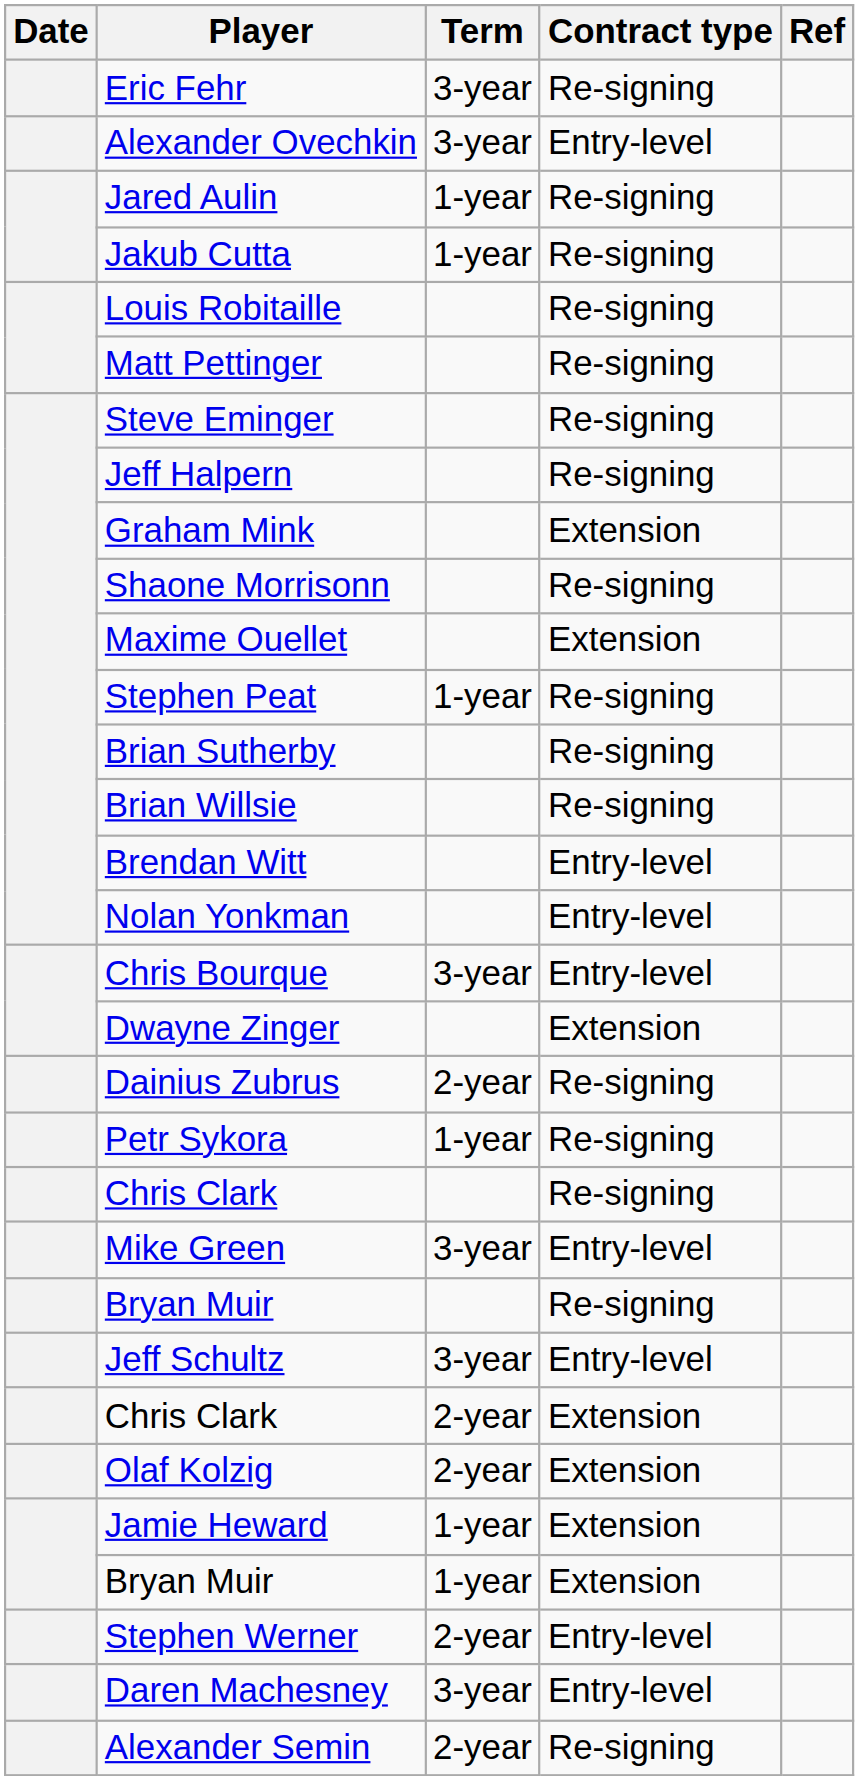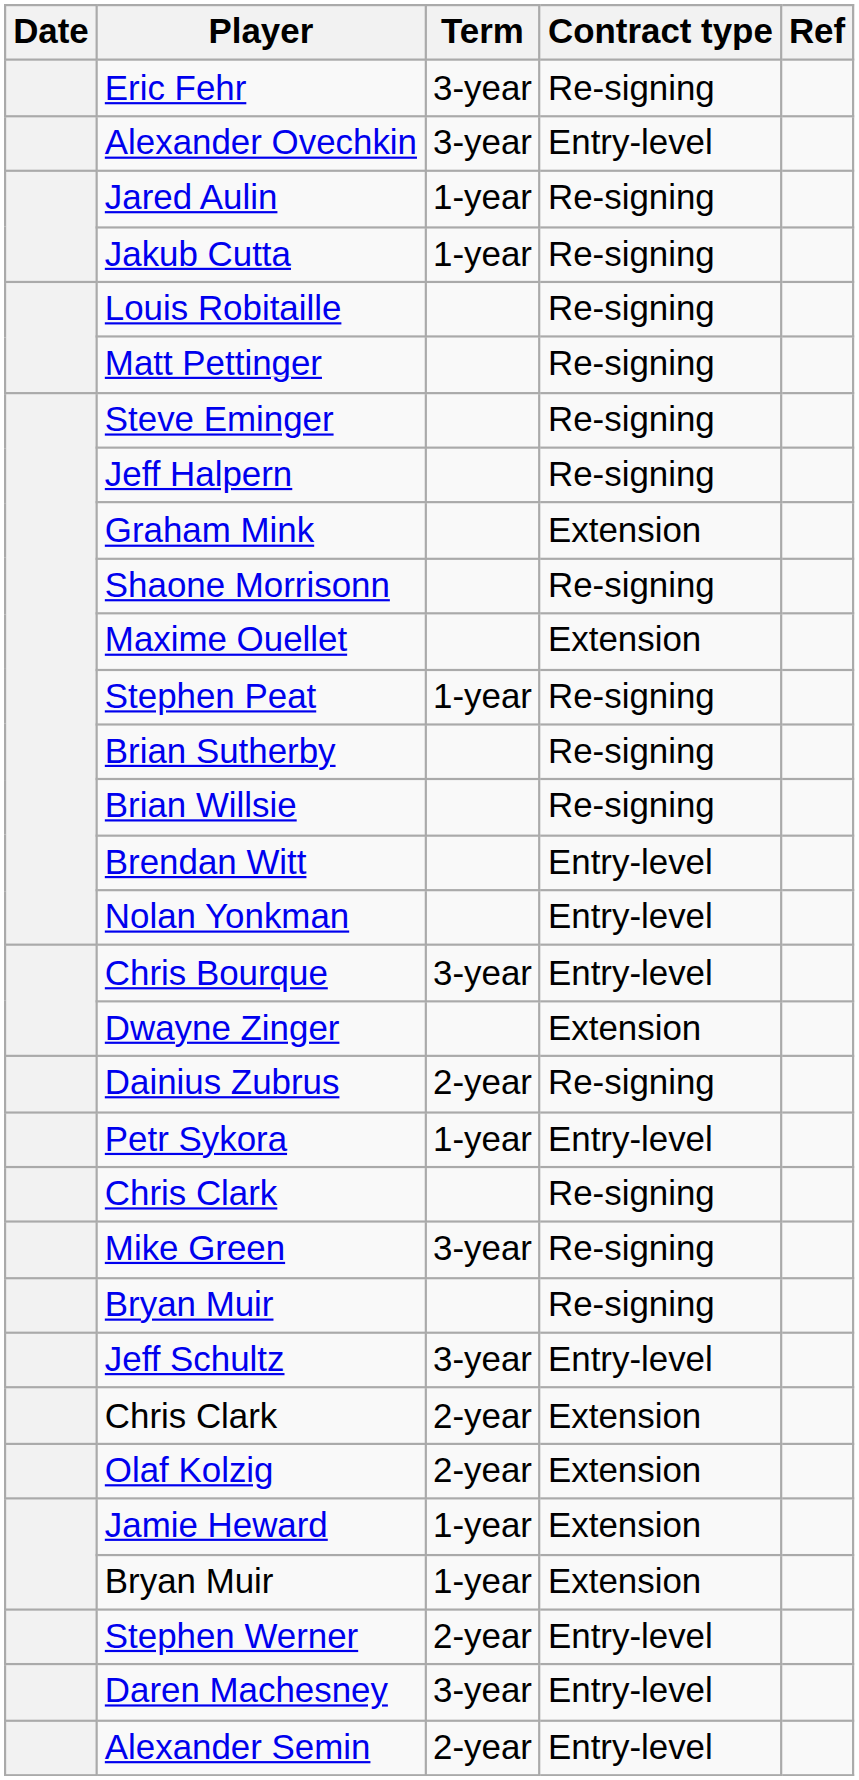(631, 1138) Re-signing -> (630, 1138) Entry-level
(630, 1249) Entry-level -> (631, 1249) Re-signing
(631, 1747) Re-signing -> (630, 1747) Entry-level
